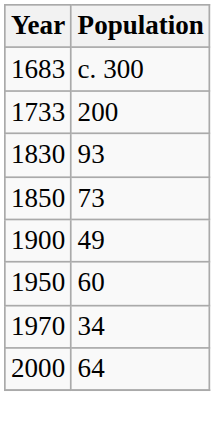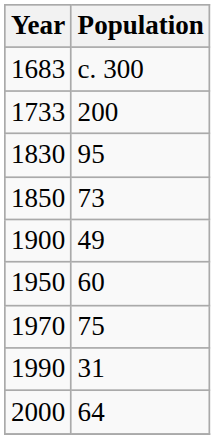(91, 154) 93 -> (91, 154) 95
(91, 326) 34 -> (91, 326) 75
+ row: (38, 369)
